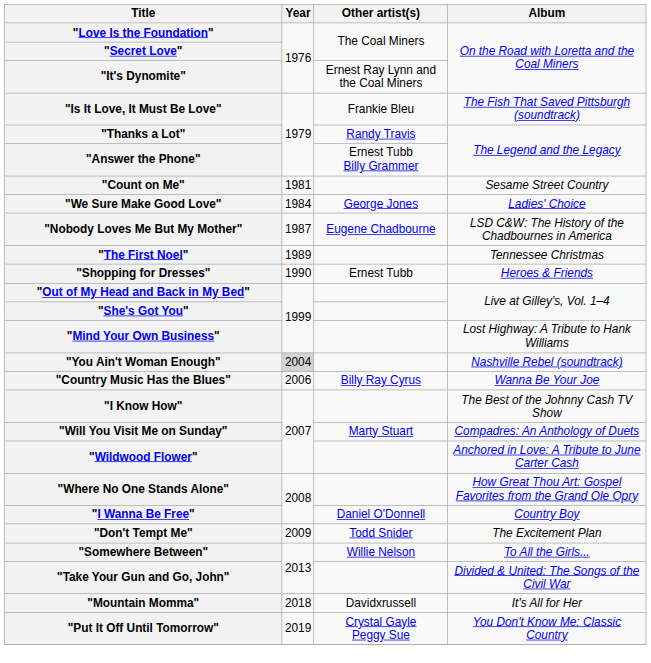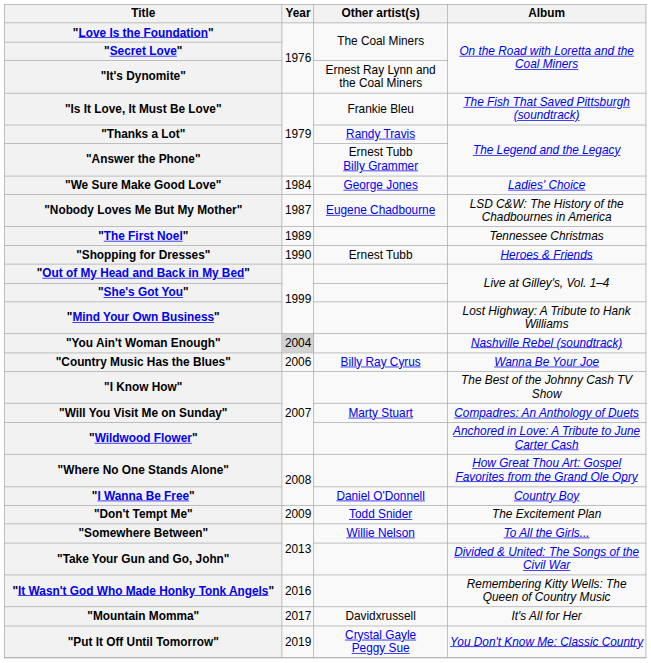- row: (143, 185)
+ row: (143, 591)
(298, 603) 2018 -> (298, 616) 2017
